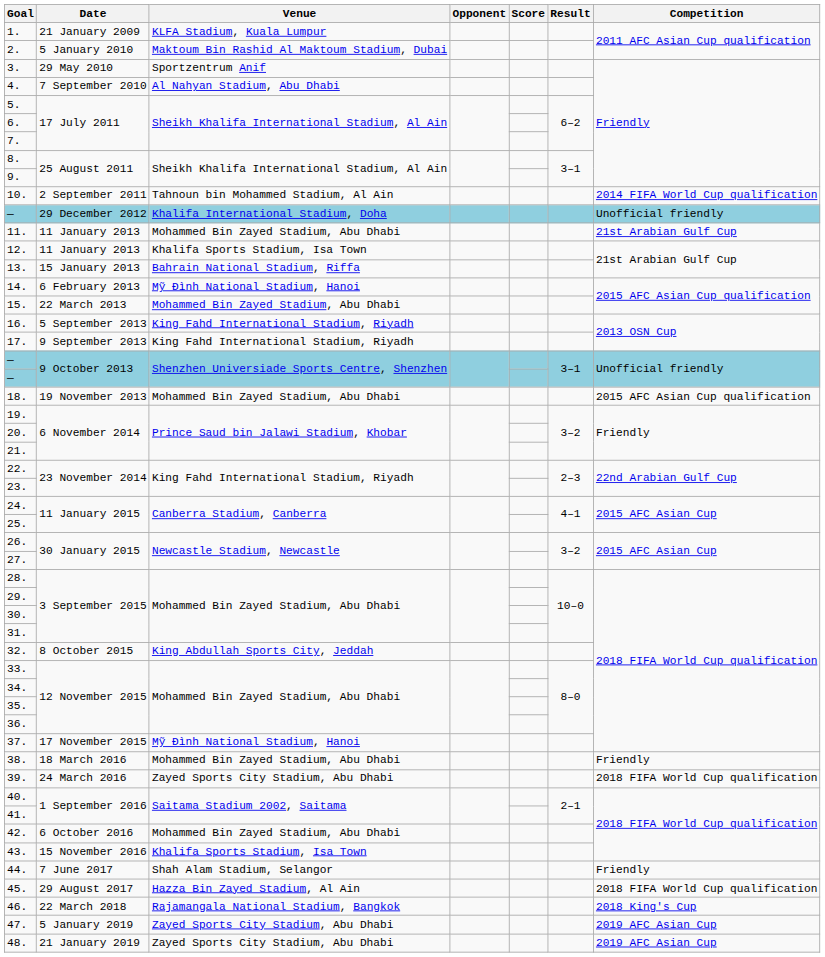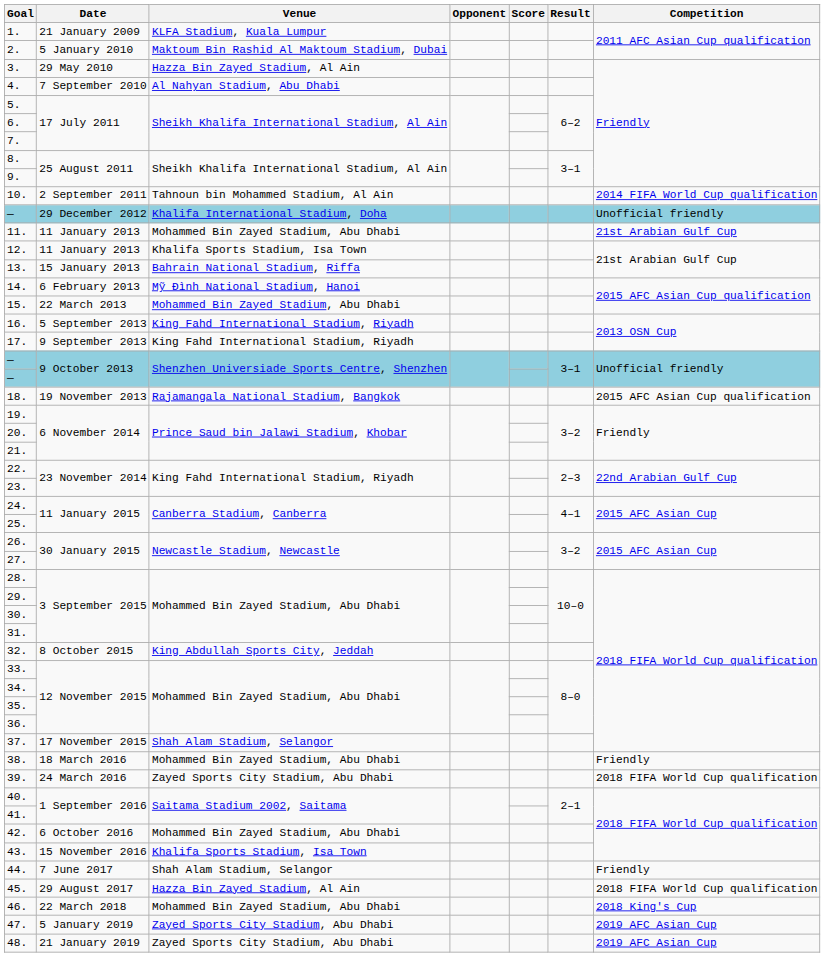(209, 68) Sportzentrum Anif -> (256, 68) Hazza Bin Zayed Stadium, Al Ain
(276, 396) Mohammed Bin Zayed Stadium, Abu Dhabi -> (276, 396) Rajamangala National Stadium, Bangkok
(256, 742) Mỹ Đình National Stadium, Hanoi -> (243, 742) Shah Alam Stadium, Selangor
(276, 906) Rajamangala National Stadium, Bangkok -> (276, 906) Mohammed Bin Zayed Stadium, Abu Dhabi
